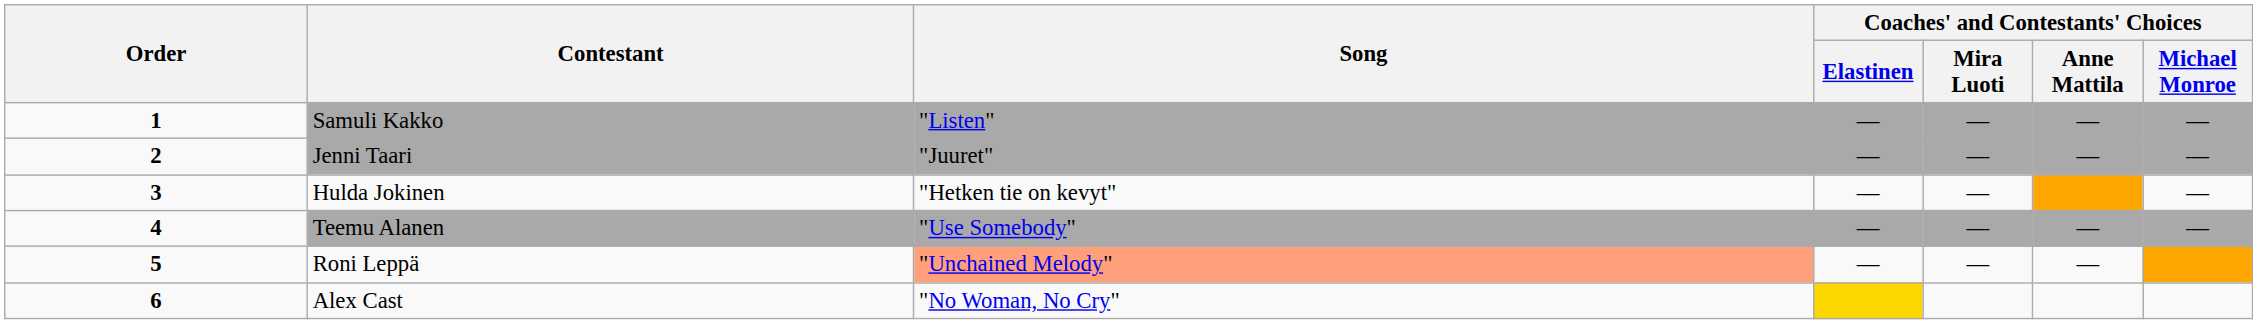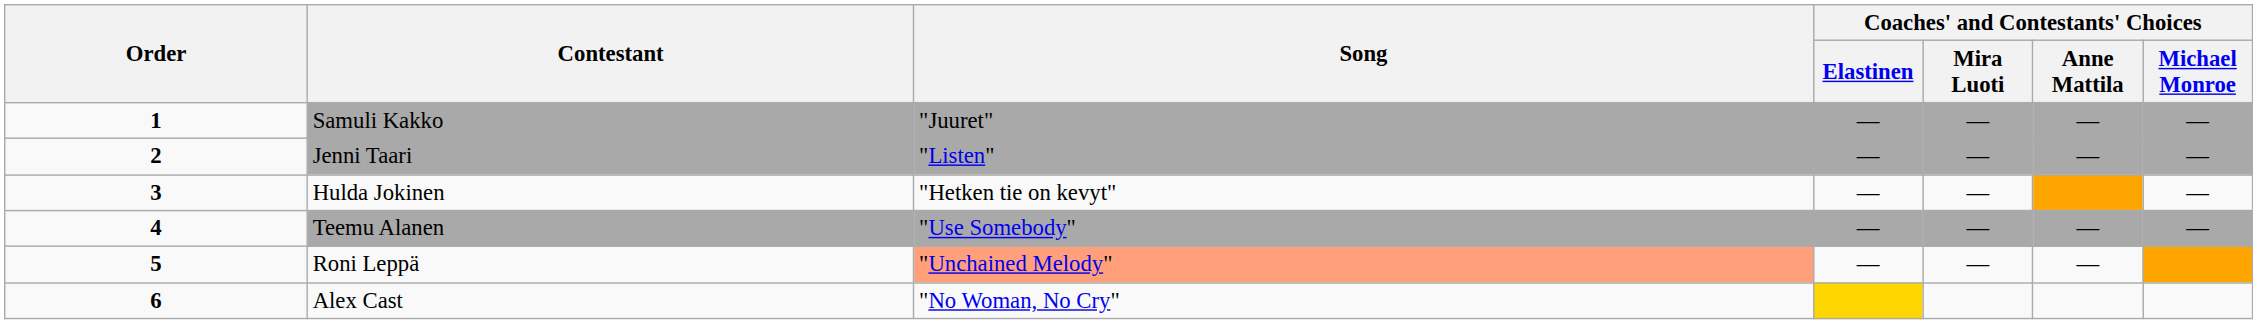(957, 120) "Listen" -> (956, 120) "Juuret"
(956, 156) "Juuret" -> (957, 156) "Listen"
